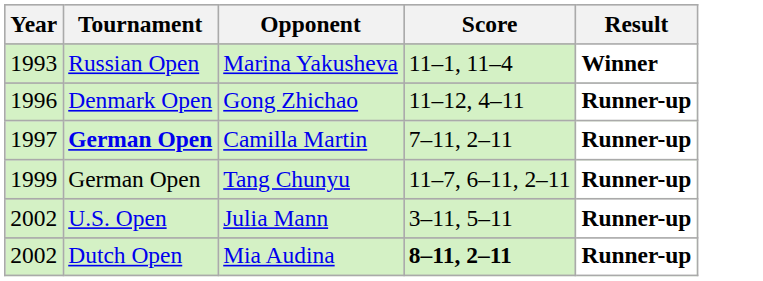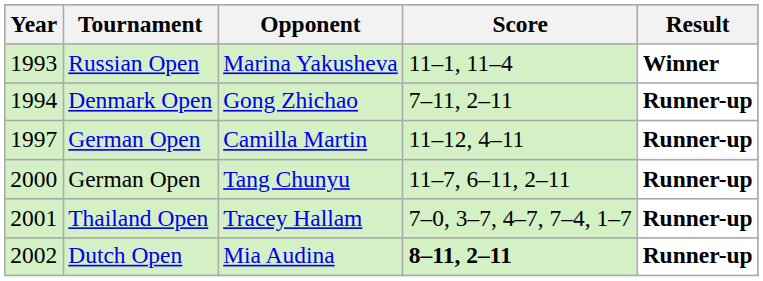(34, 101) 1996 -> (34, 101) 1994
(467, 101) 11–12, 4–11 -> (461, 101) 7–11, 2–11
(140, 140) bold -> (134, 140) normal
(461, 140) 7–11, 2–11 -> (467, 140) 11–12, 4–11
(34, 179) 1999 -> (34, 179) 2000
+ row: (293, 217)
- row: (276, 217)
